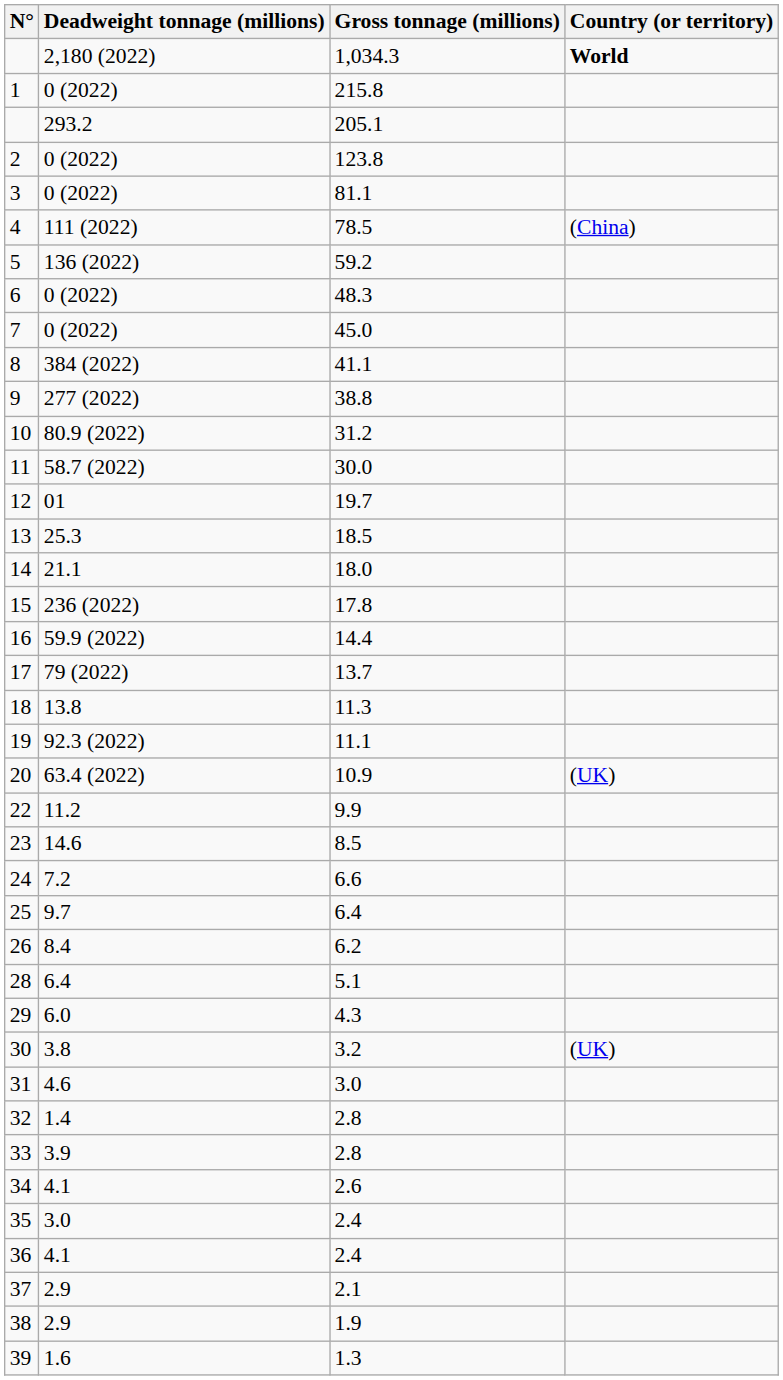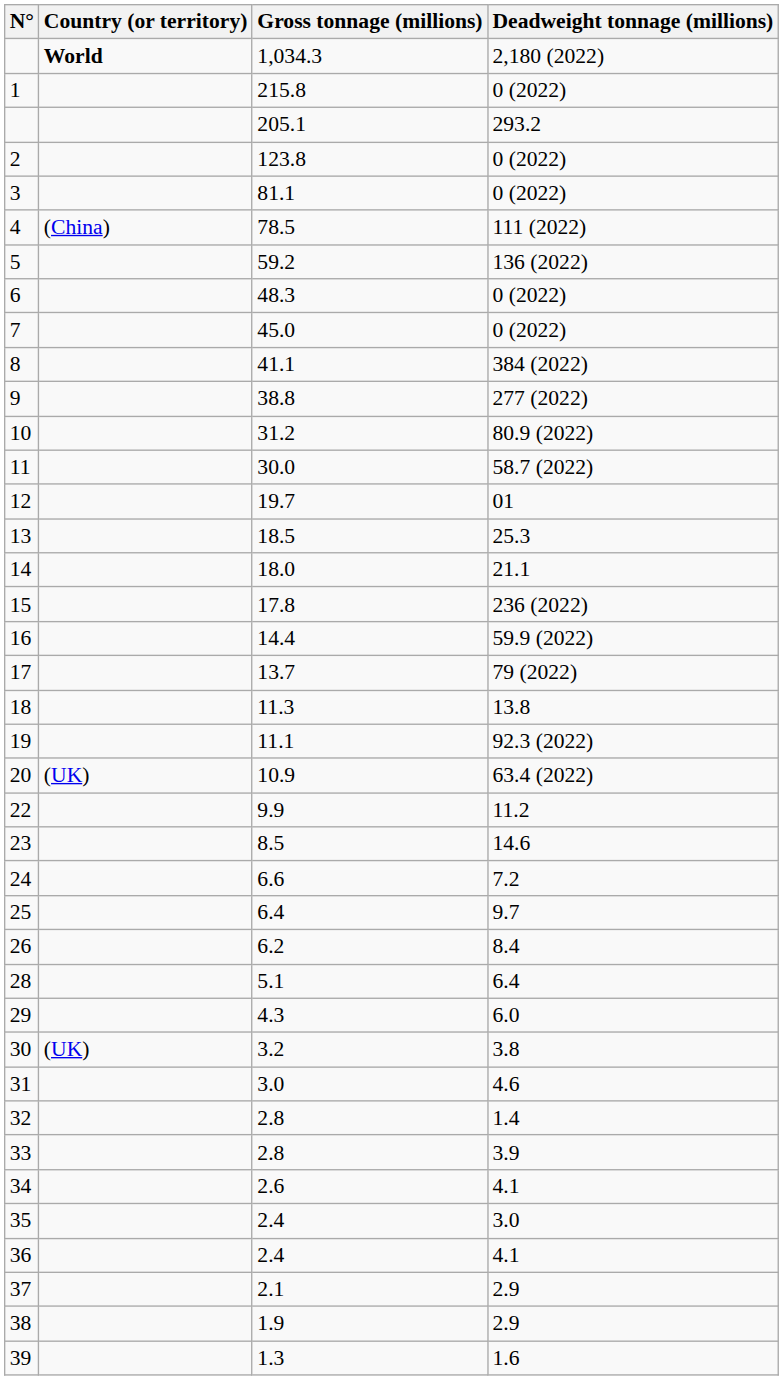columns swapped: (672, 21) <-> (184, 21)
